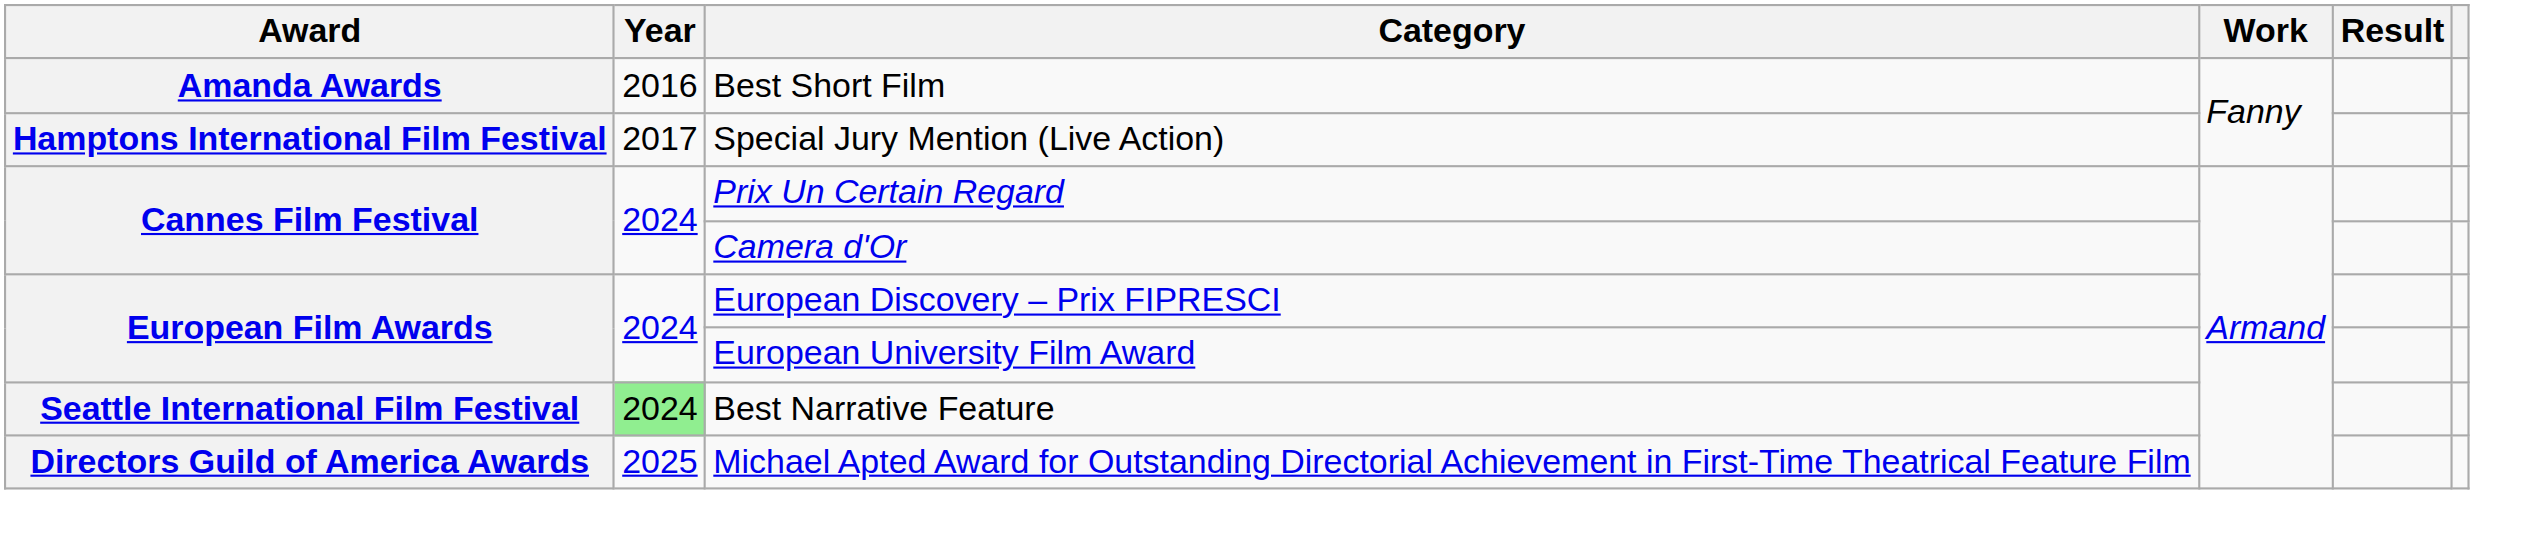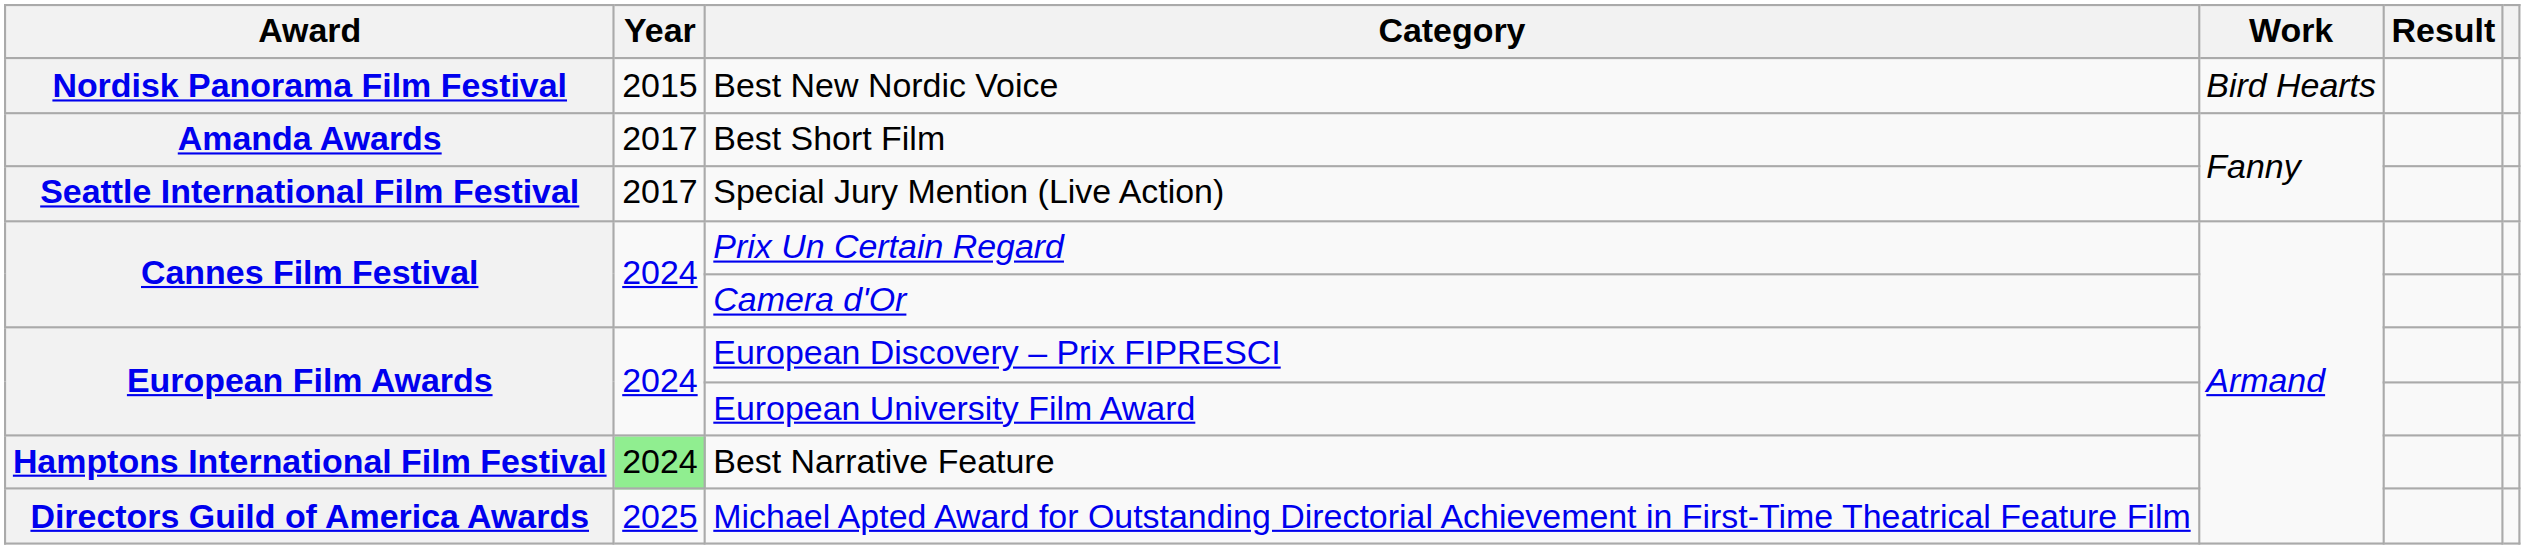+ row: (886, 85)
(660, 85) 2016 -> (660, 138) 2017
(310, 138) Hamptons International Film Festival -> (310, 192) Seattle International Film Festival
(310, 407) Seattle International Film Festival -> (310, 461) Hamptons International Film Festival
